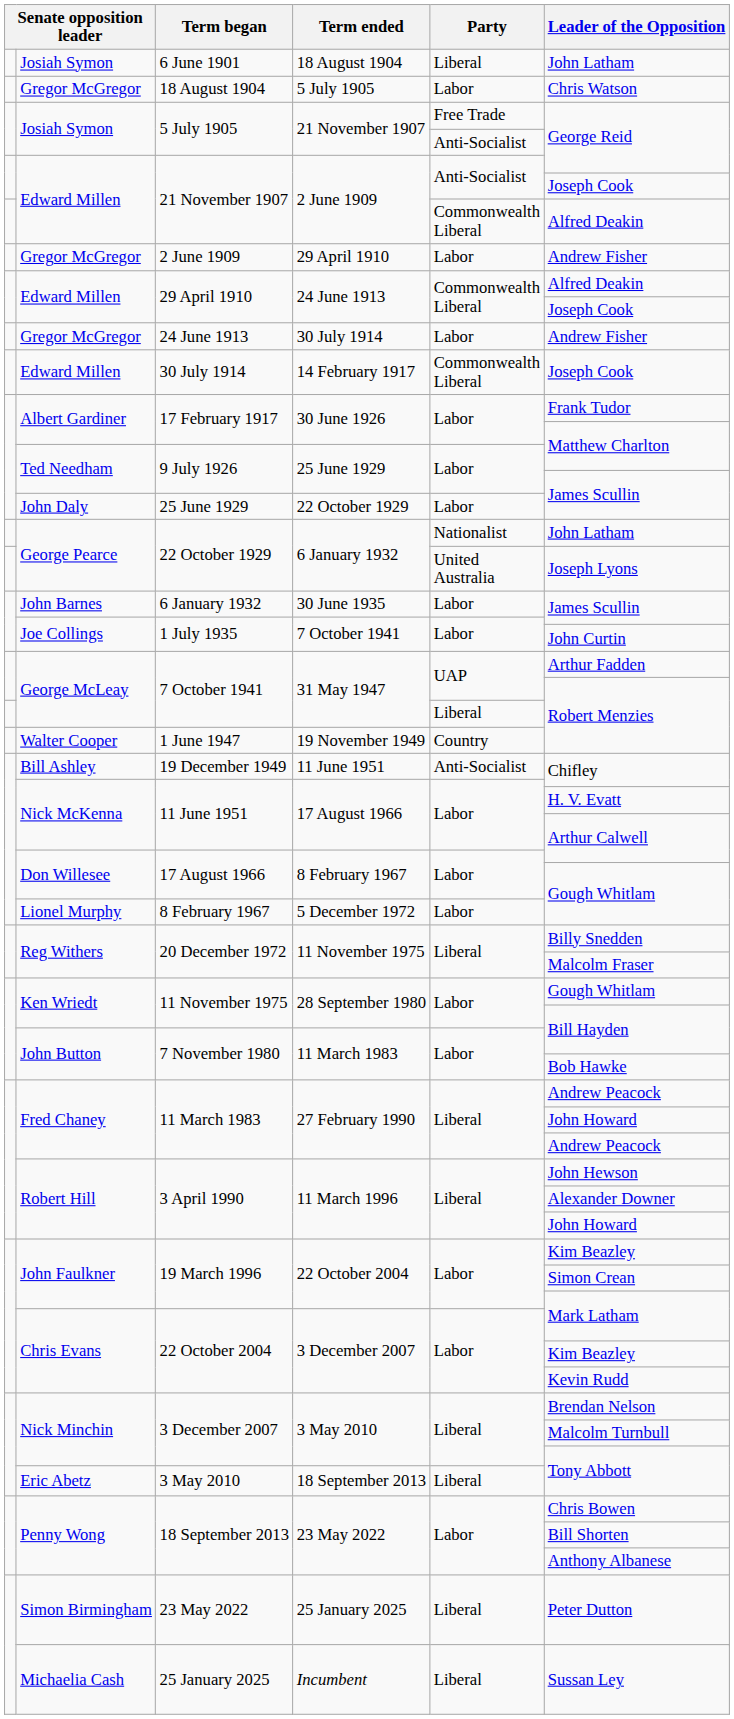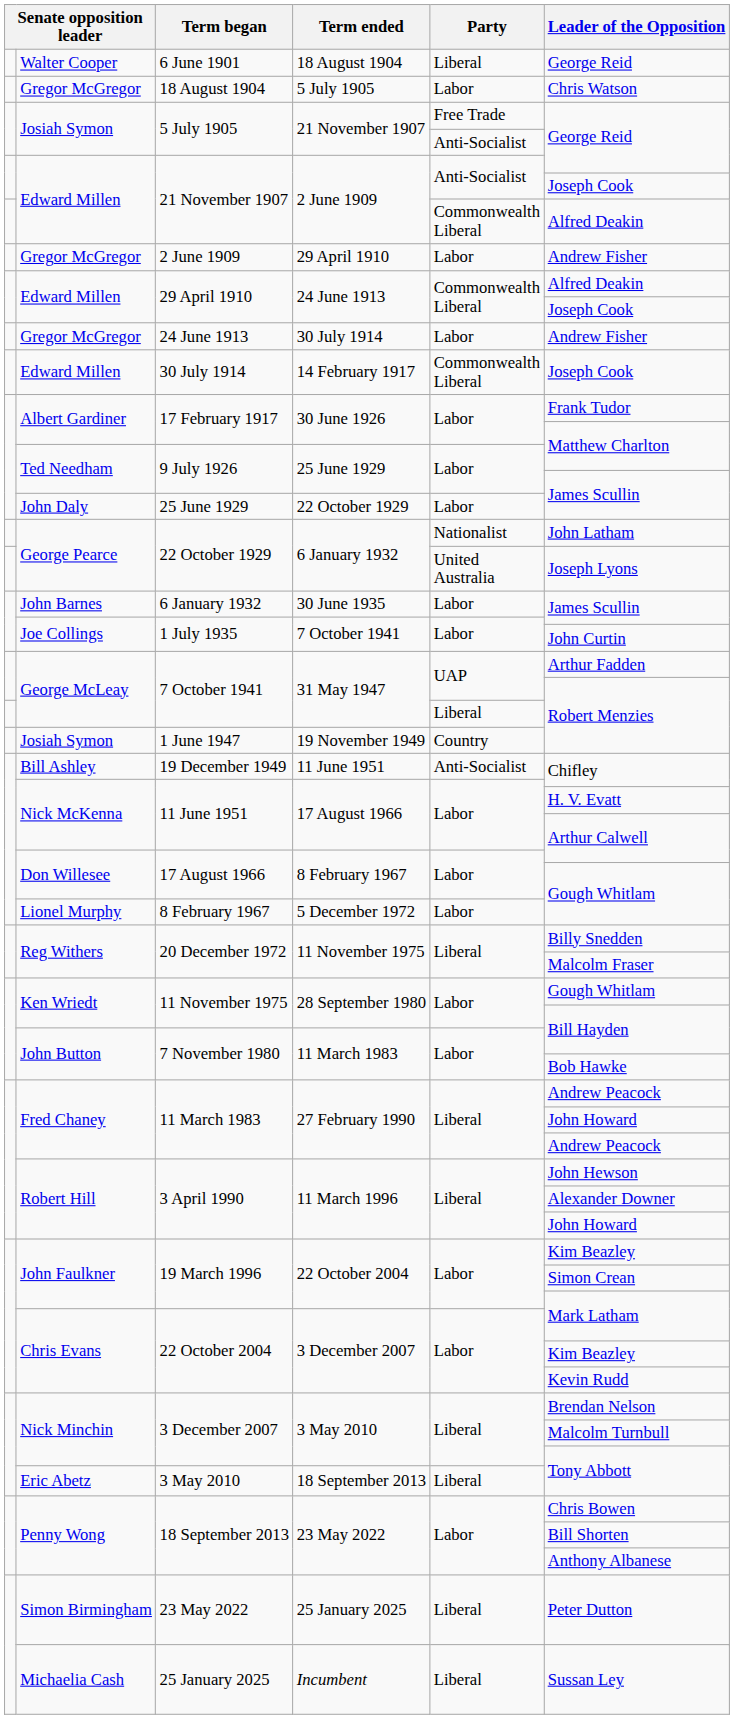(67, 62) Josiah Symon -> (69, 62) Walter Cooper
(591, 62) John Latham -> (590, 62) George Reid
(69, 739) Walter Cooper -> (67, 739) Josiah Symon
